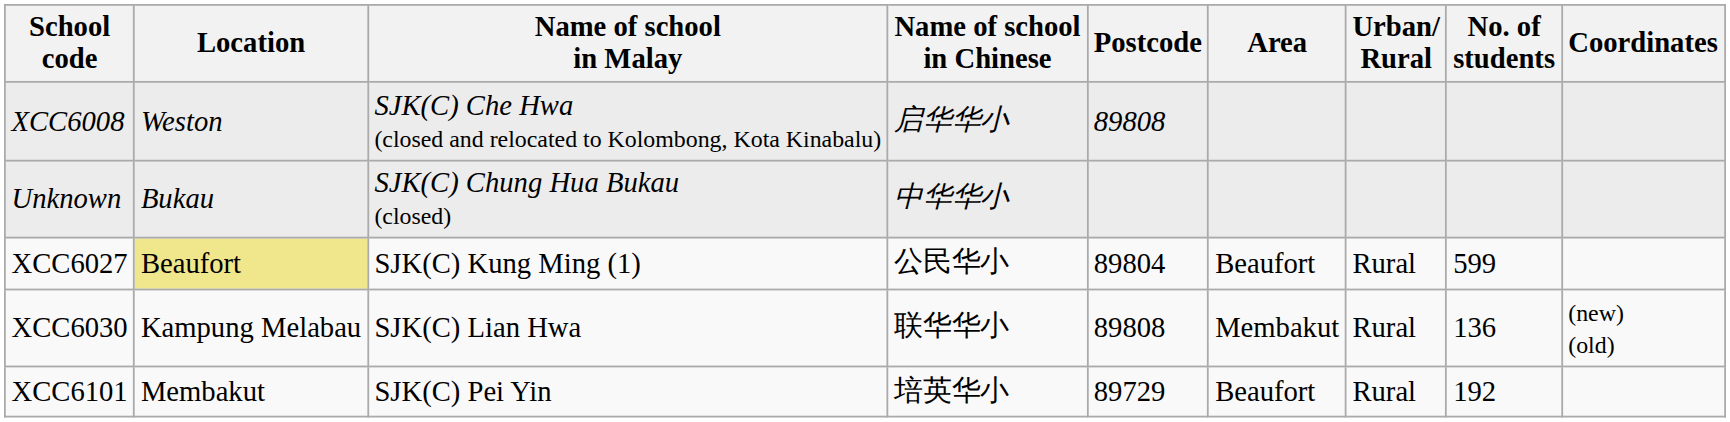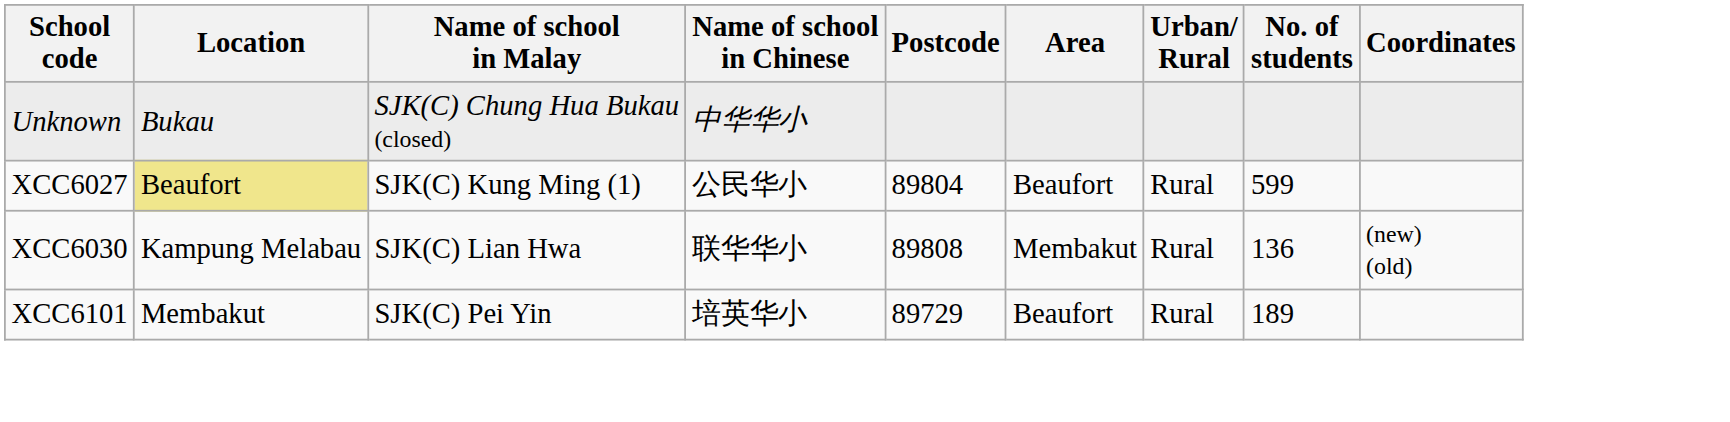- row: (68, 120)
(1475, 391) 192 -> (1272, 313) 189
